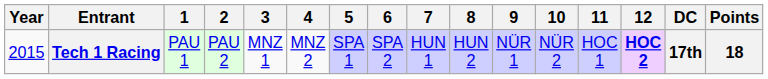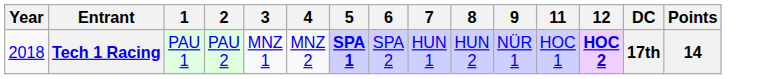- column: (556, 17)
(26, 51) 2015 -> (26, 51) 2018
(349, 51) normal -> (349, 51) bold
(735, 51) 18 -> (693, 51) 14
